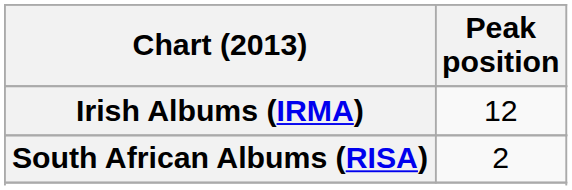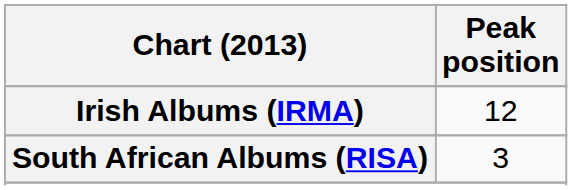(501, 158) 2 -> (501, 158) 3
